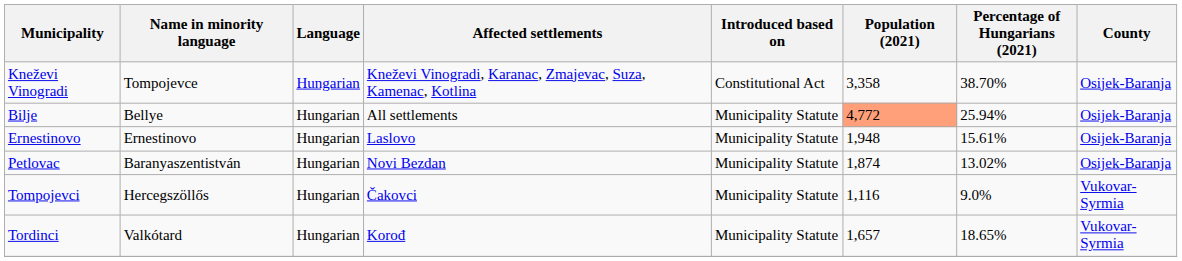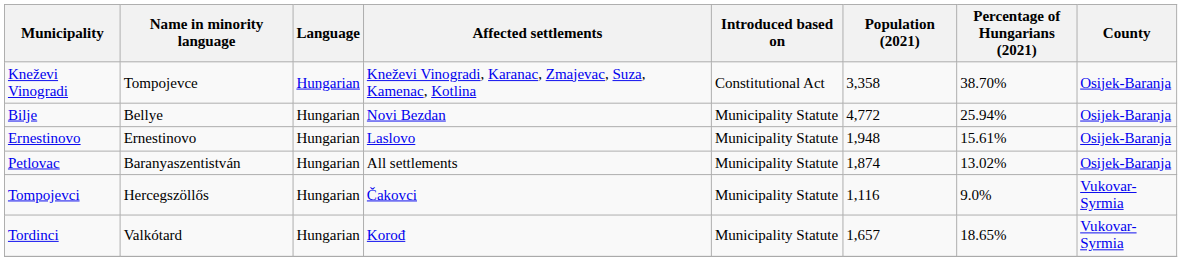(412, 114) All settlements -> (406, 114) Novi Bezdan
(863, 114) lightsalmon background -> (863, 114) no background
(406, 162) Novi Bezdan -> (412, 162) All settlements
